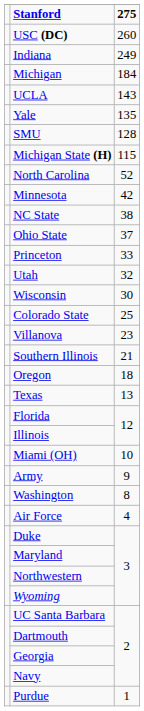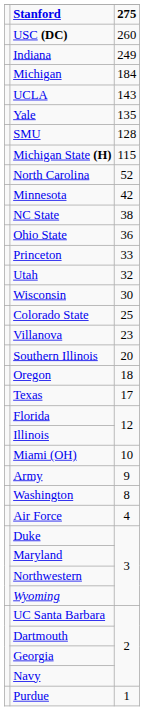(127, 235) 37 -> (127, 235) 36
(127, 355) 21 -> (127, 355) 20
(127, 395) 13 -> (127, 395) 17
